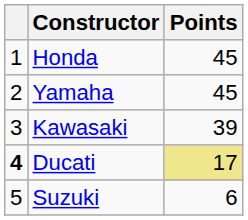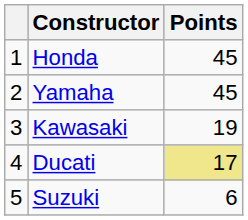(225, 128) 39 -> (225, 128) 19
(16, 163) bold -> (16, 163) normal
